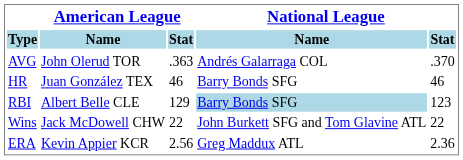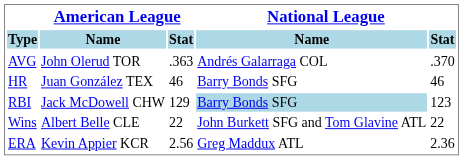(90, 102) Albert Belle CLE -> (103, 102) Jack McDowell CHW
(103, 122) Jack McDowell CHW -> (90, 122) Albert Belle CLE
